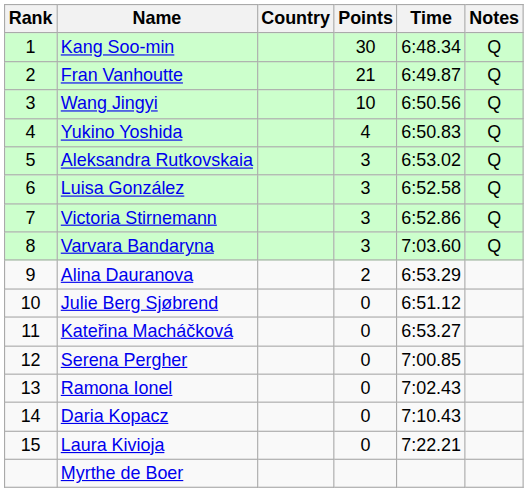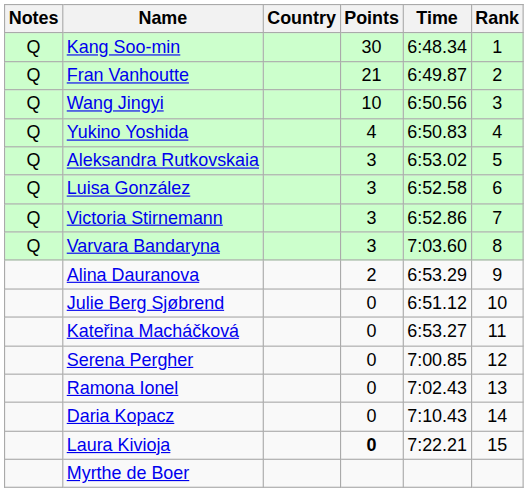columns swapped: (31, 18) <-> (494, 18)
(366, 445) normal -> (372, 445) bold
